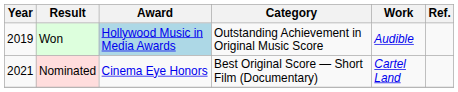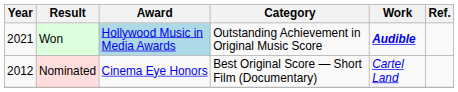(20, 39) 2019 -> (20, 39) 2021
(394, 39) normal -> (394, 39) bold
(20, 71) 2021 -> (20, 71) 2012
